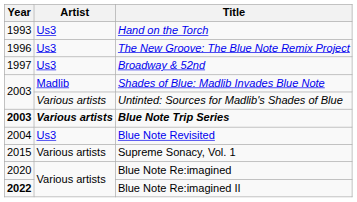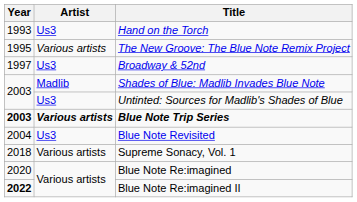(19, 48) 1996 -> (19, 48) 1995
(46, 48) Us3 -> (71, 48) Various artists
(71, 100) Various artists -> (46, 100) Us3
(19, 153) 2015 -> (19, 153) 2018
